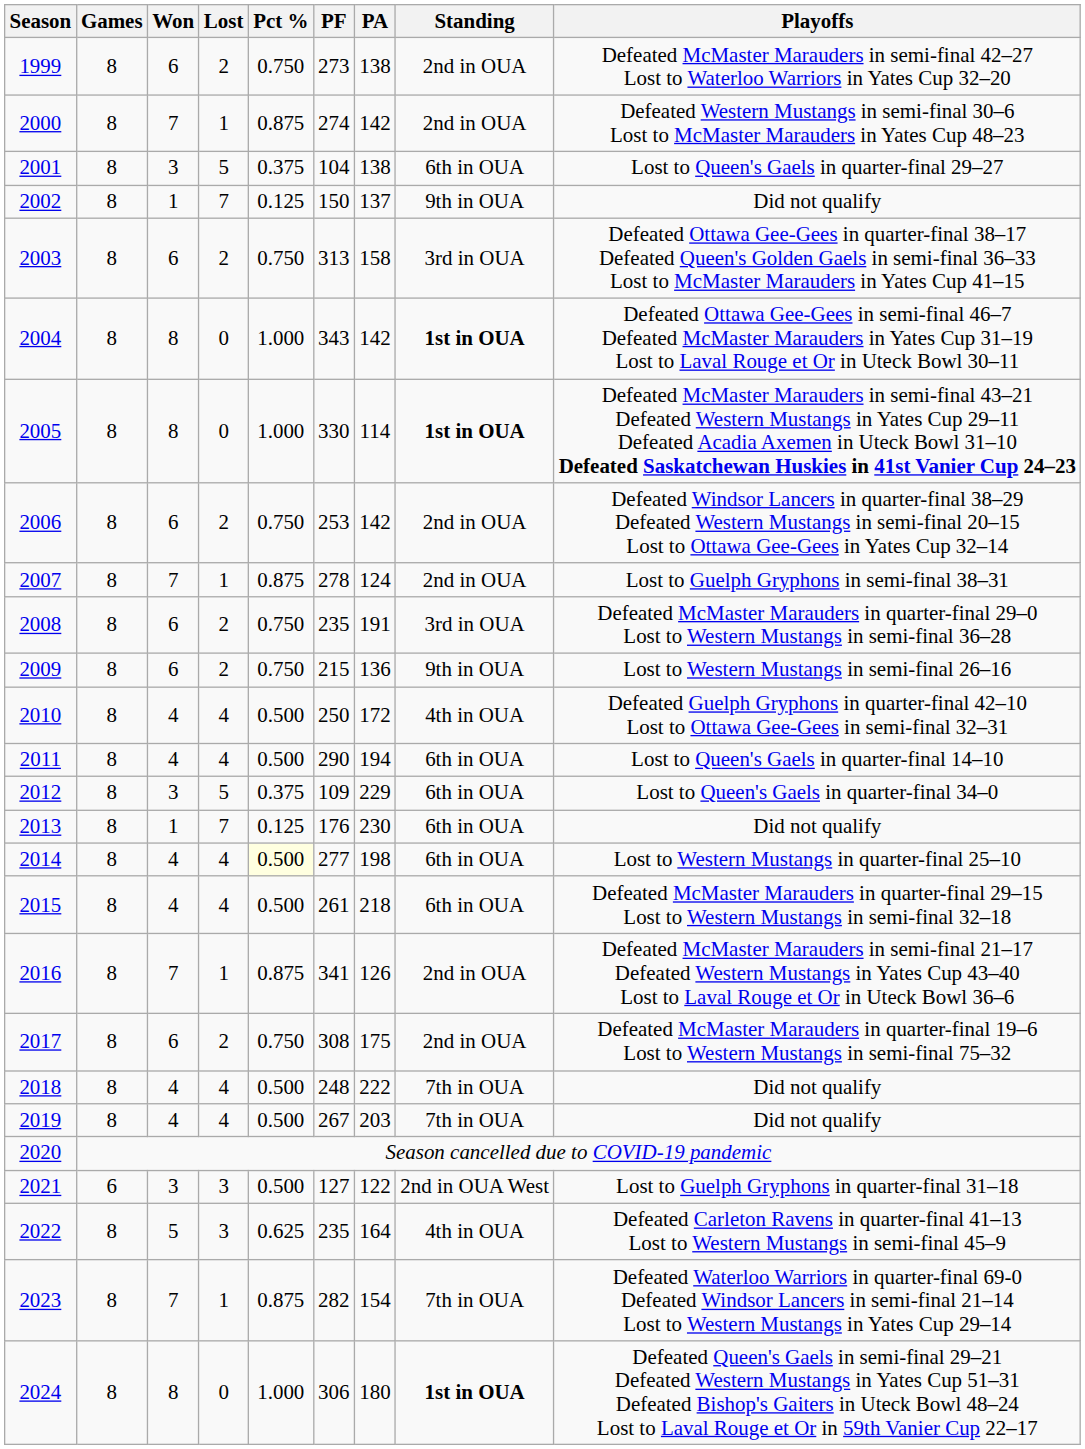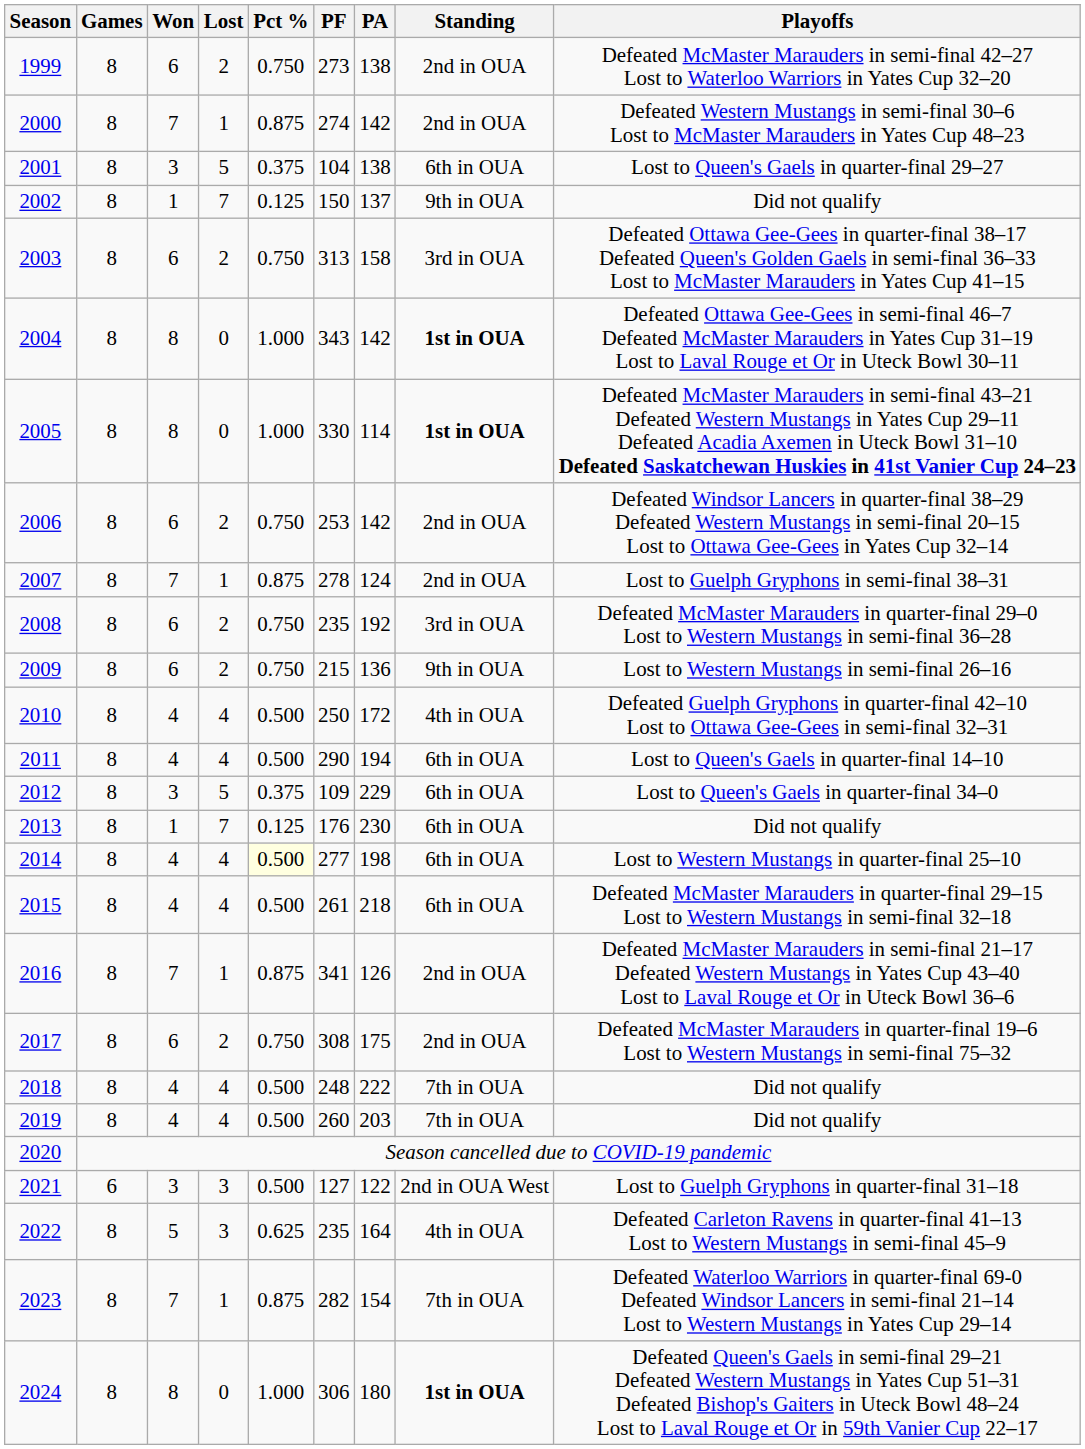(375, 624) 191 -> (375, 624) 192
(334, 1120) 267 -> (334, 1120) 260
